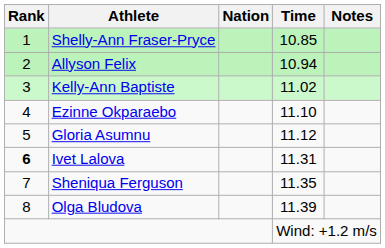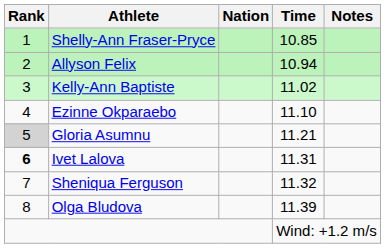(26, 135) no background -> (26, 135) lightgrey background
(298, 135) 11.12 -> (298, 135) 11.21
(298, 183) 11.35 -> (298, 183) 11.32
